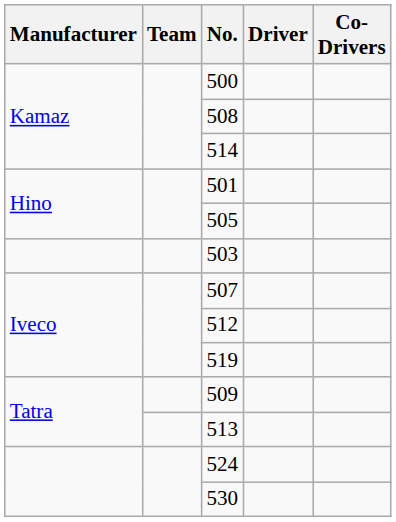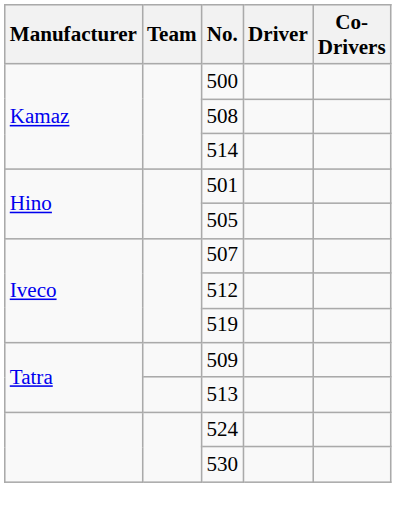- row: (222, 254)
